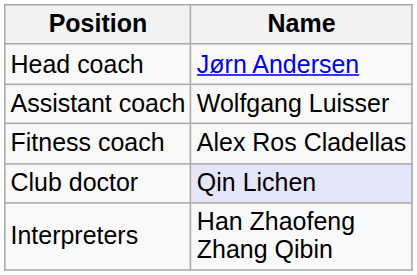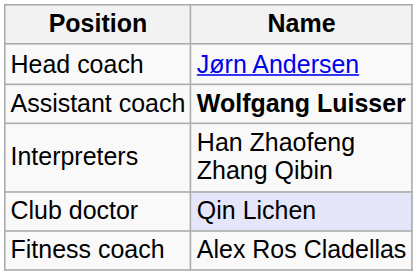(293, 103) normal -> (301, 103) bold
rows swapped: (88, 143) <-> (74, 236)
